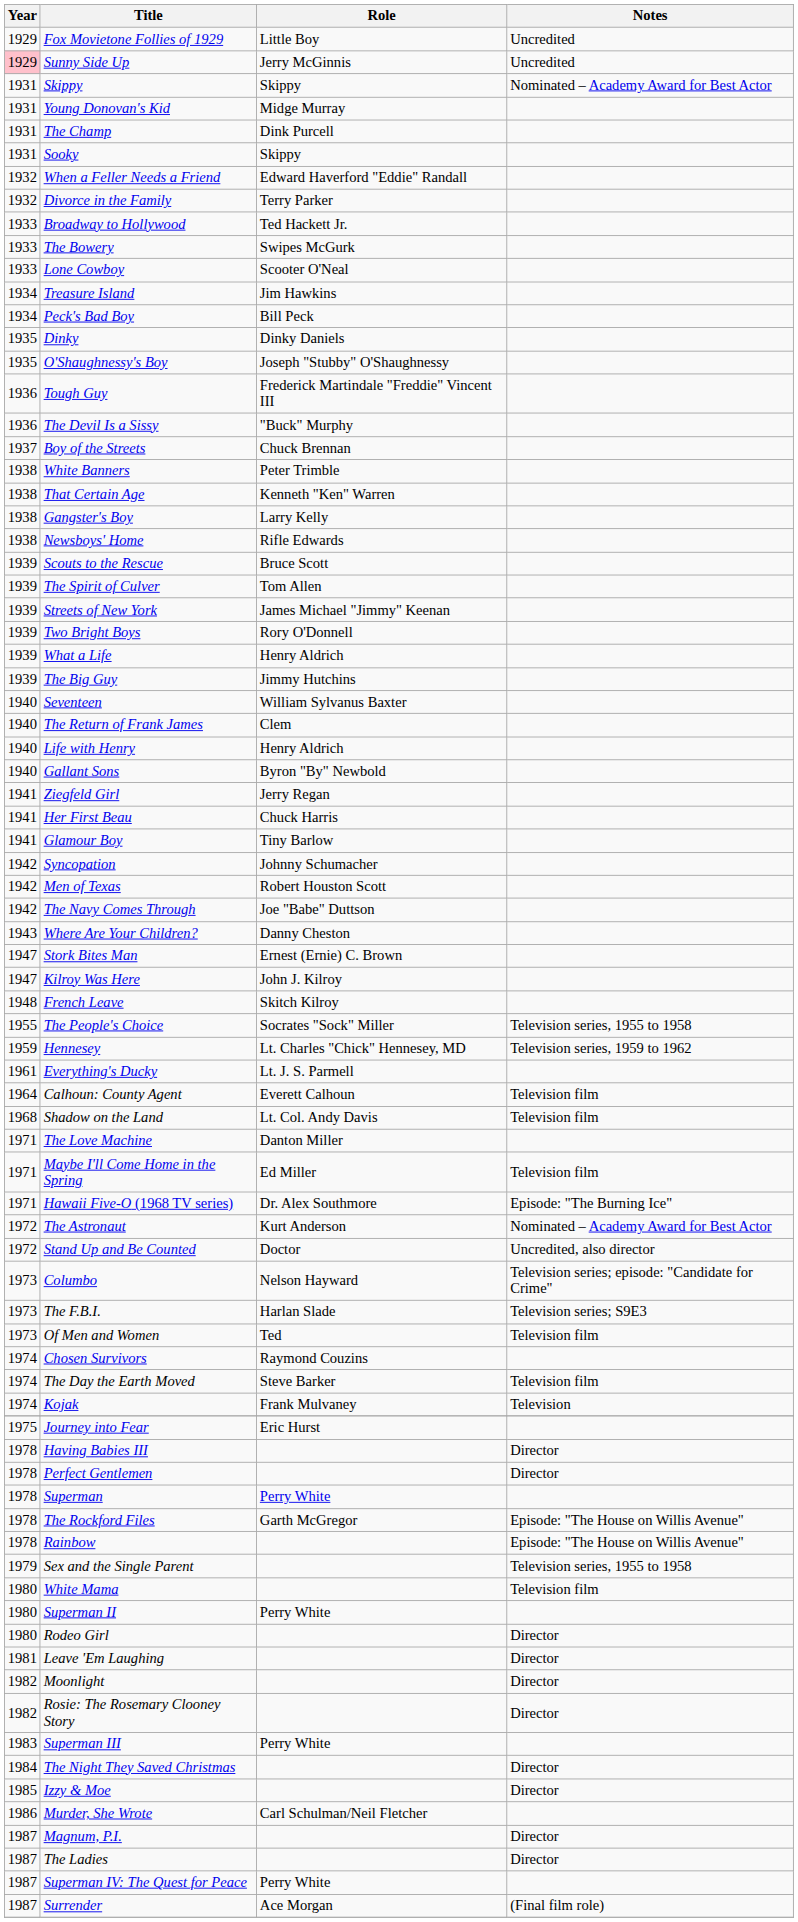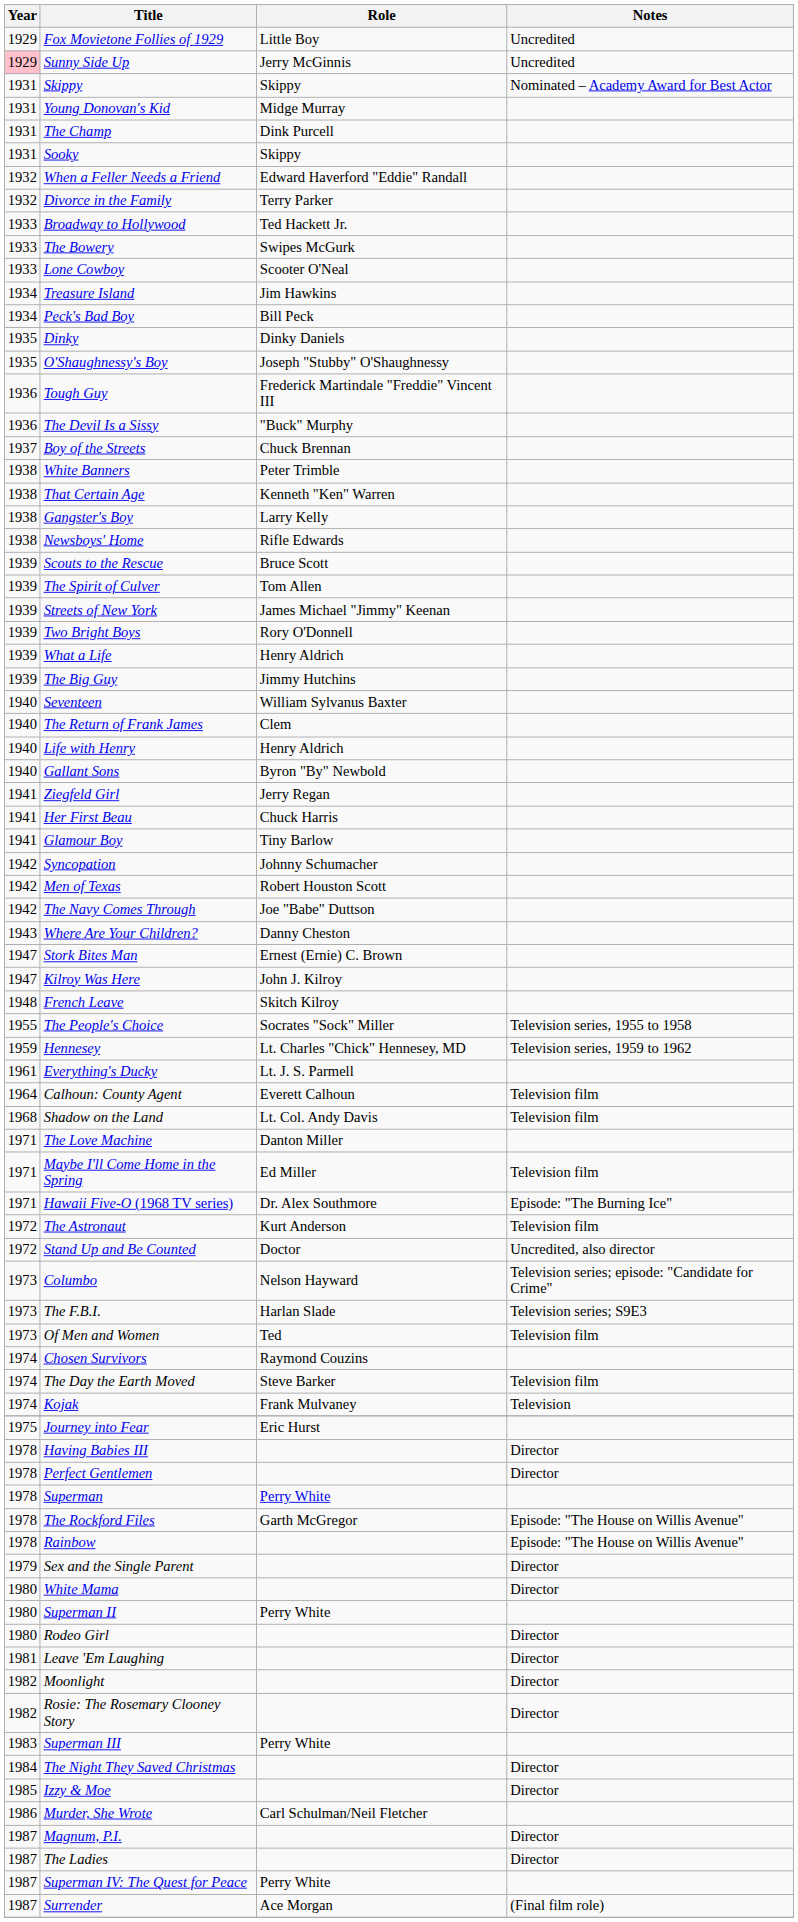(641, 1226) Nominated – Academy Award for Best Actor -> (554, 1226) Television film
(601, 1566) Television series, 1955 to 1958 -> (534, 1566) Director
(554, 1589) Television film -> (534, 1589) Director
